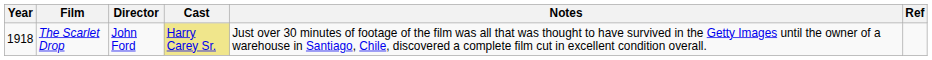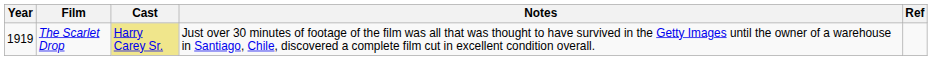- column: (136, 13)
(20, 39) 1918 -> (20, 39) 1919
